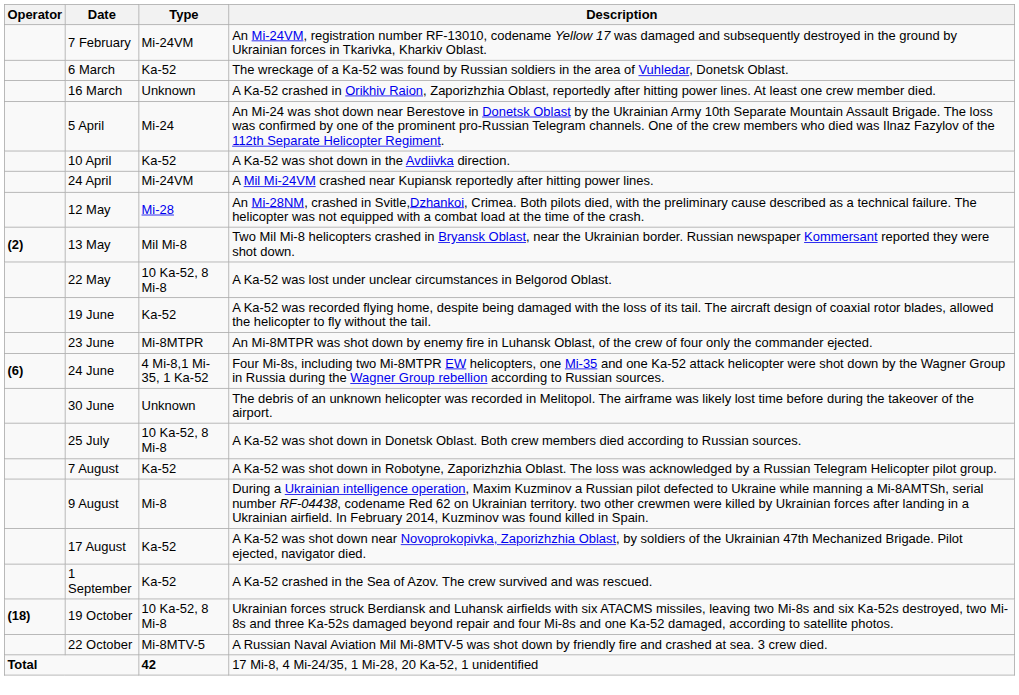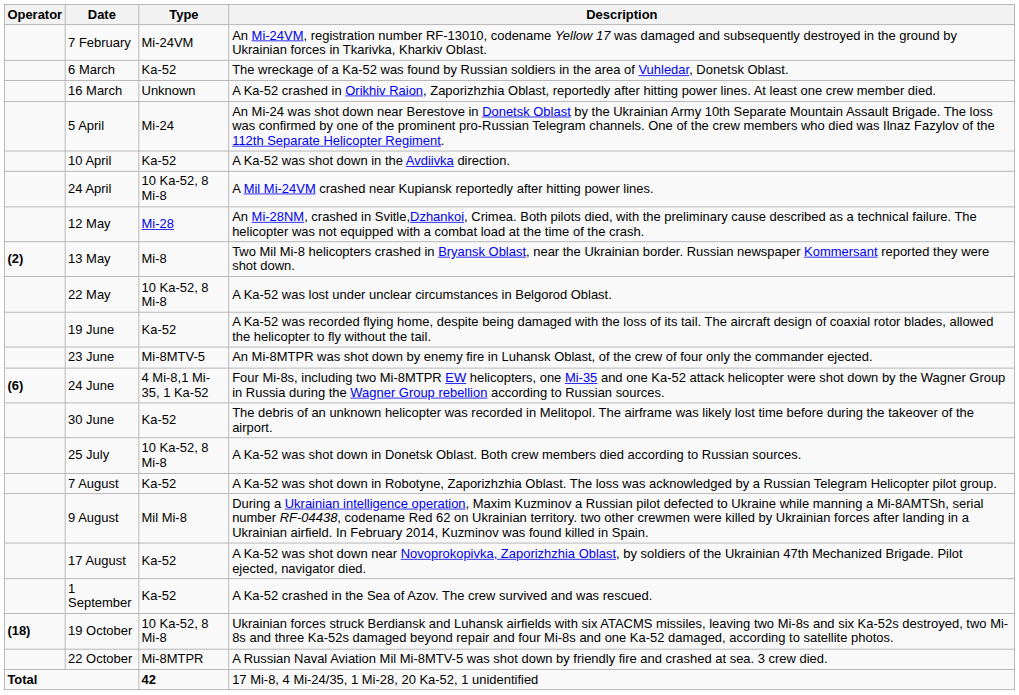(167, 181) Mi-24VM -> (175, 189) 10 Ka-52, 8 Mi-8
(164, 244) Mil Mi-8 -> (154, 259) Mi-8
(172, 342) Mi-8MTPR -> (173, 357) Mi-8MTV-5
(169, 405) Unknown -> (159, 420) Ka-52
(154, 504) Mi-8 -> (164, 518) Mil Mi-8
(173, 644) Mi-8MTV-5 -> (172, 659) Mi-8MTPR
